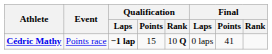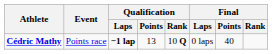(151, 42) 15 -> (151, 42) 13
(229, 42) 41 -> (229, 42) 40
